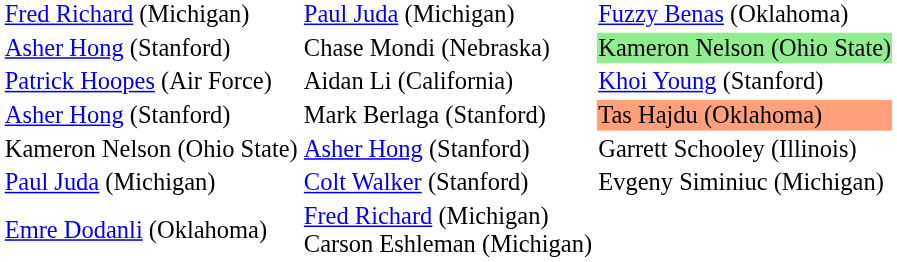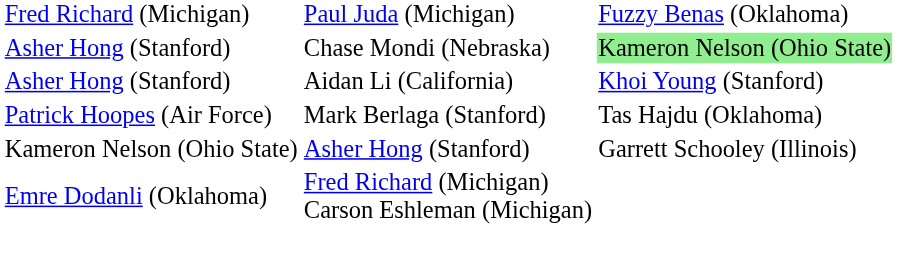(138, 81) Patrick Hoopes (Air Force) -> (118, 81) Asher Hong (Stanford)
(118, 115) Asher Hong (Stanford) -> (138, 115) Patrick Hoopes (Air Force)
(710, 115) lightsalmon background -> (710, 115) no background
- row: (416, 182)
